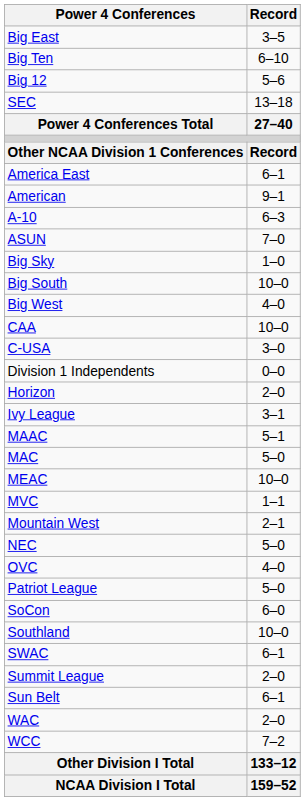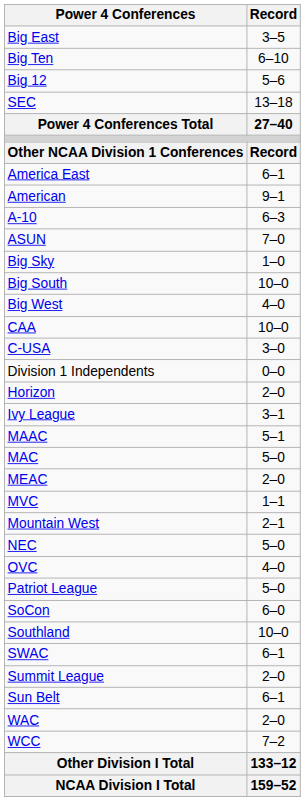(273, 480) 10–0 -> (273, 480) 2–0
